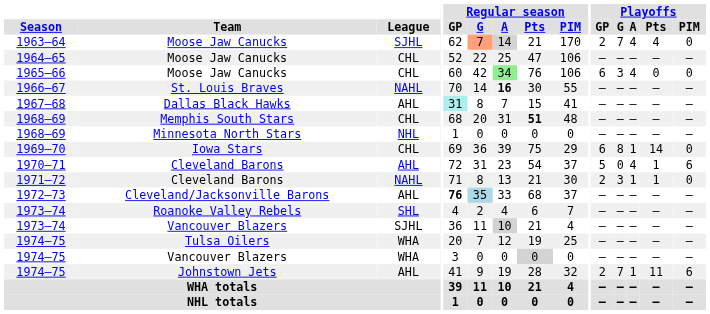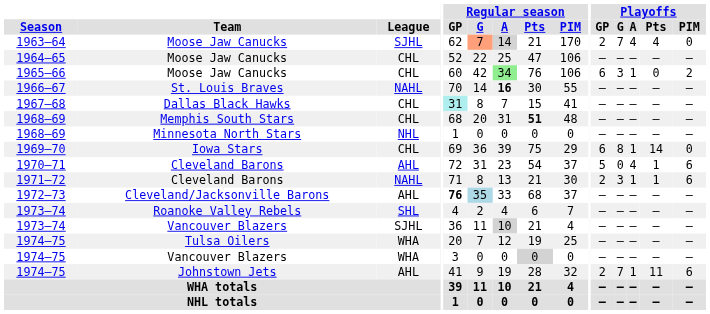(633, 73) 4 -> (633, 73) 1
(689, 73) 0 -> (689, 73) 2
(408, 103) AHL -> (408, 103) CHL
(689, 180) 0 -> (689, 180) 6
